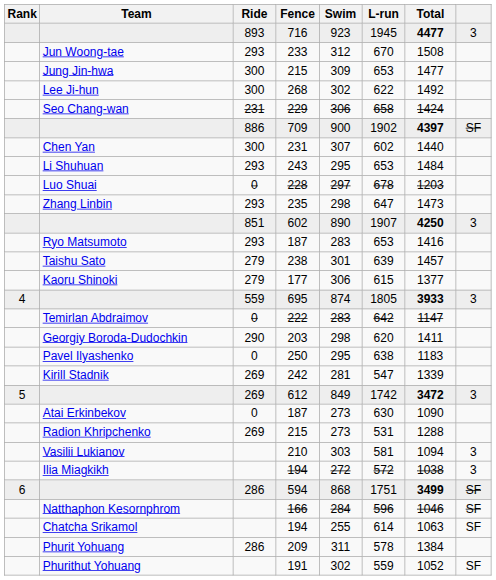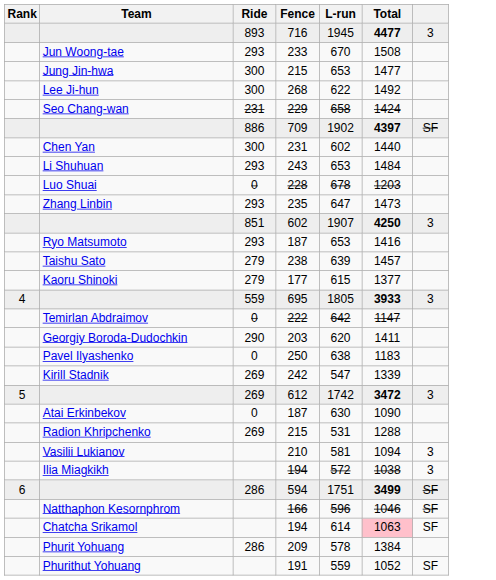- column: (341, 14)
(430, 527) no background -> (387, 527) pink background
